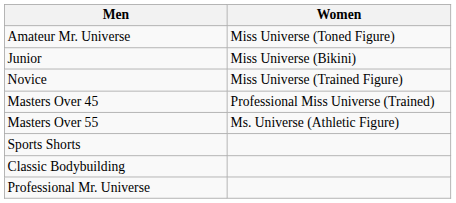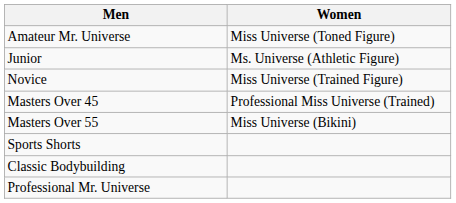(293, 58) Miss Universe (Bikini) -> (315, 58) Ms. Universe (Athletic Figure)
(315, 123) Ms. Universe (Athletic Figure) -> (293, 123) Miss Universe (Bikini)
